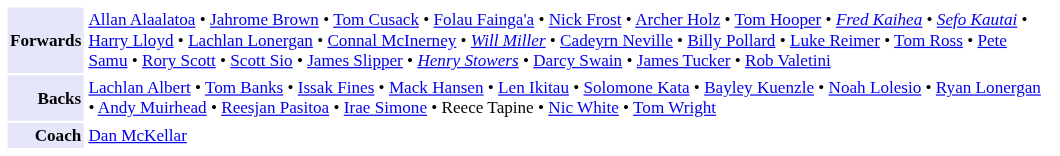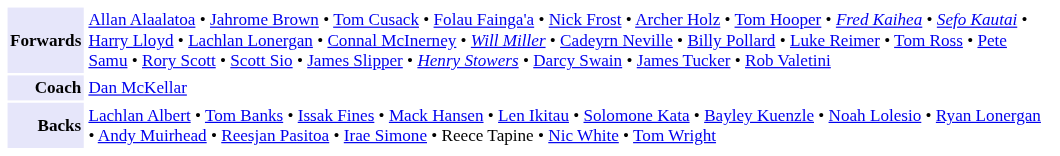rows swapped: (59, 97) <-> (58, 135)
